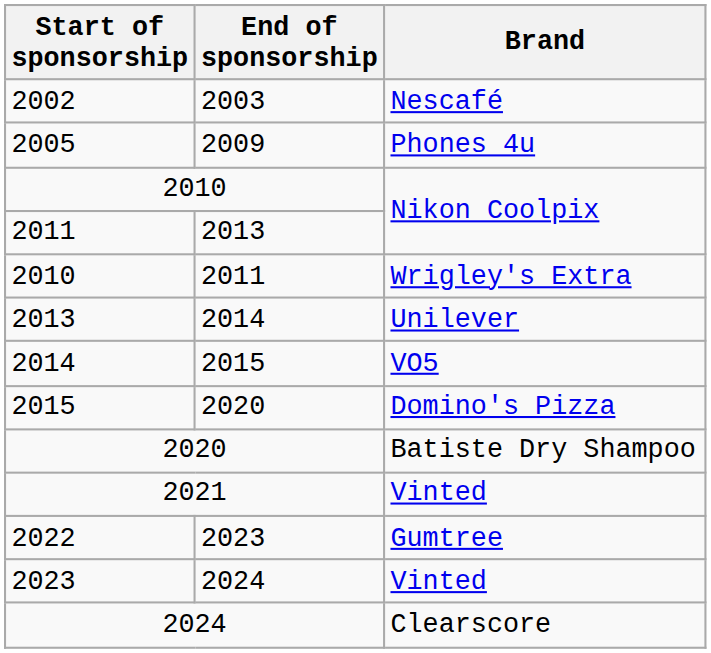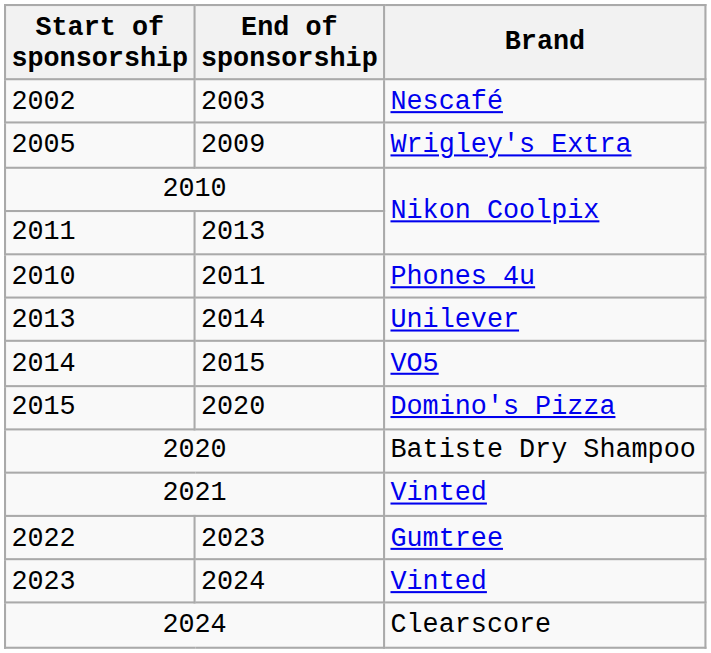(463, 145) Phones 4u -> (511, 145) Wrigley's Extra
(511, 276) Wrigley's Extra -> (463, 276) Phones 4u
